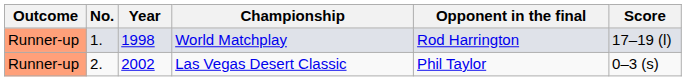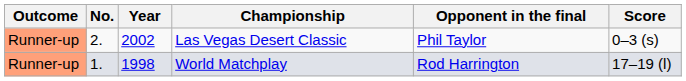rows swapped: (231, 40) <-> (261, 64)
